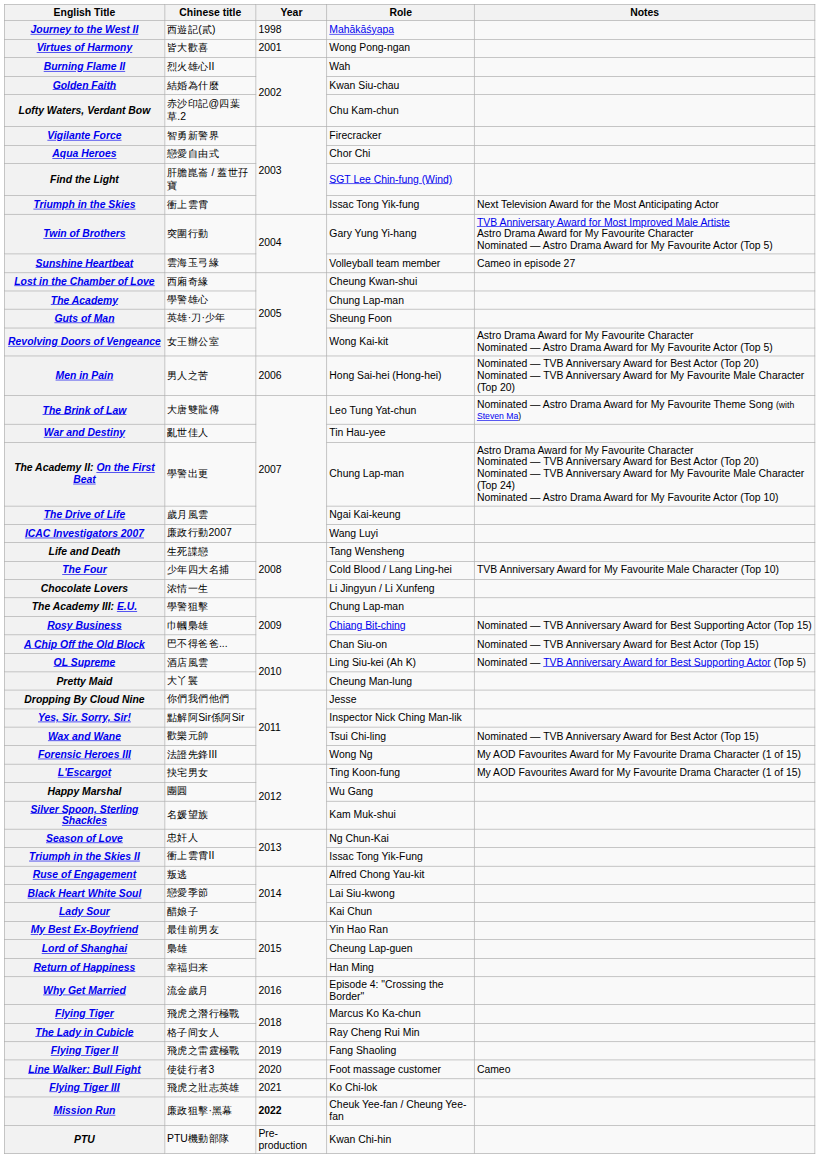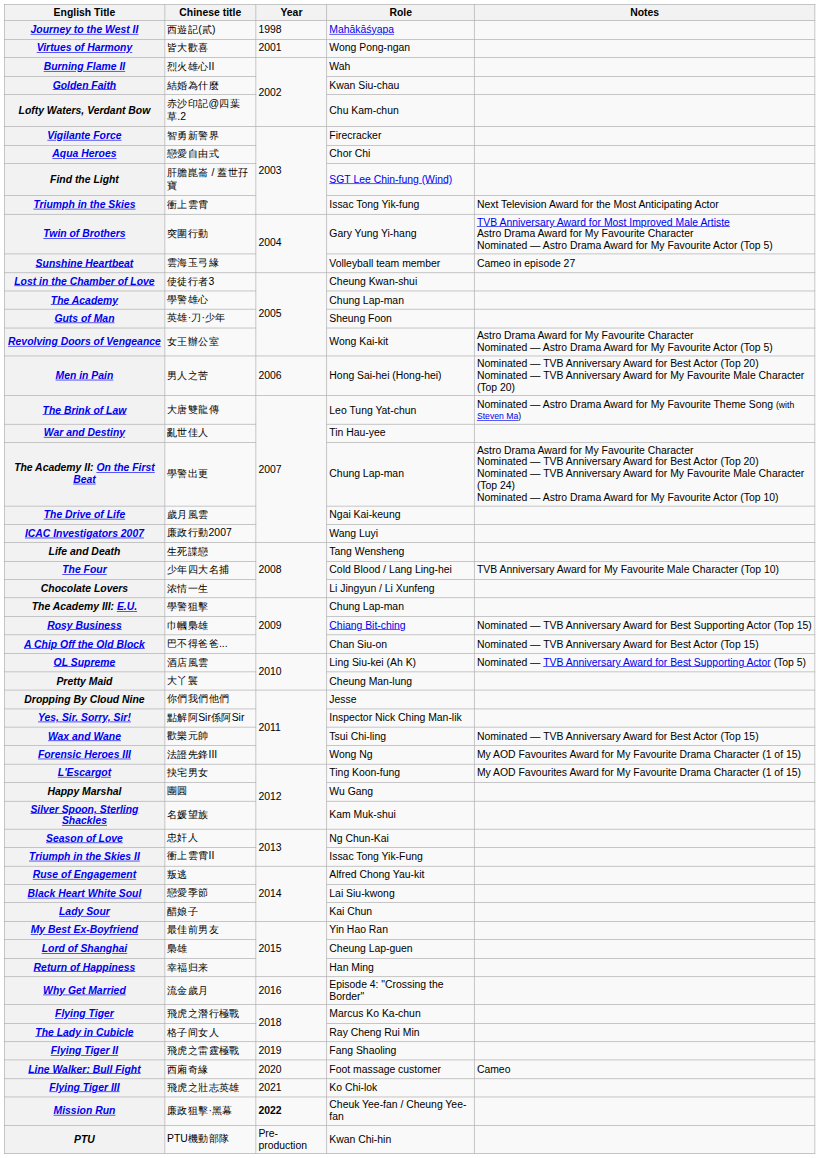(188, 281) 西廂奇緣 -> (191, 281) 使徒行者3
(191, 1069) 使徒行者3 -> (188, 1069) 西廂奇緣
